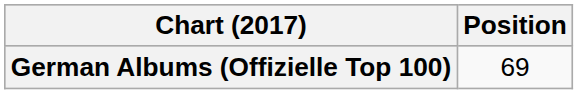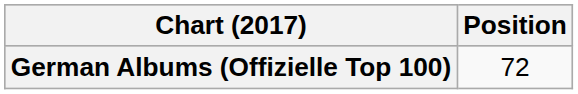(515, 66) 69 -> (515, 66) 72
